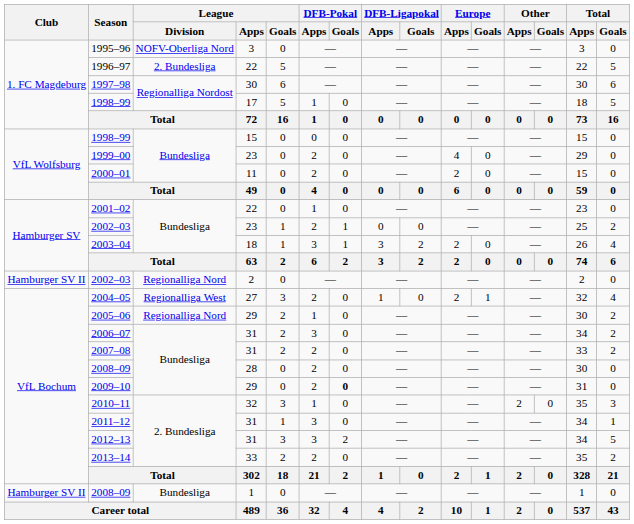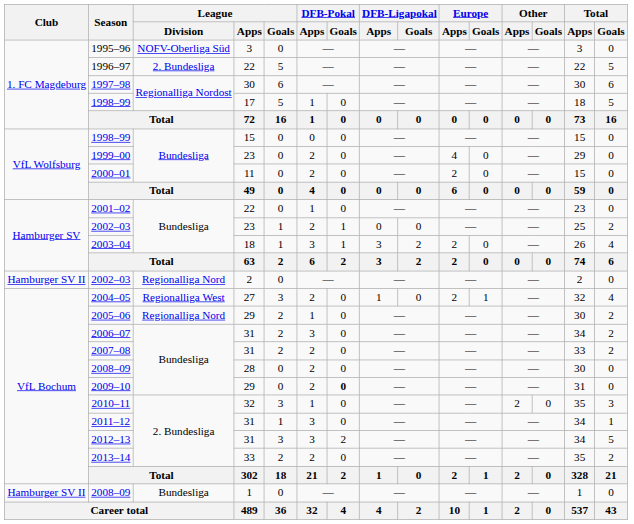(185, 48) NOFV-Oberliga Nord -> (184, 48) NOFV-Oberliga Süd
